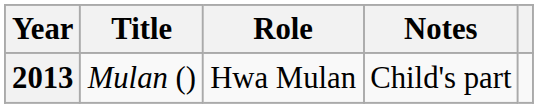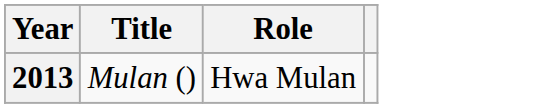- column: (441, 28)
